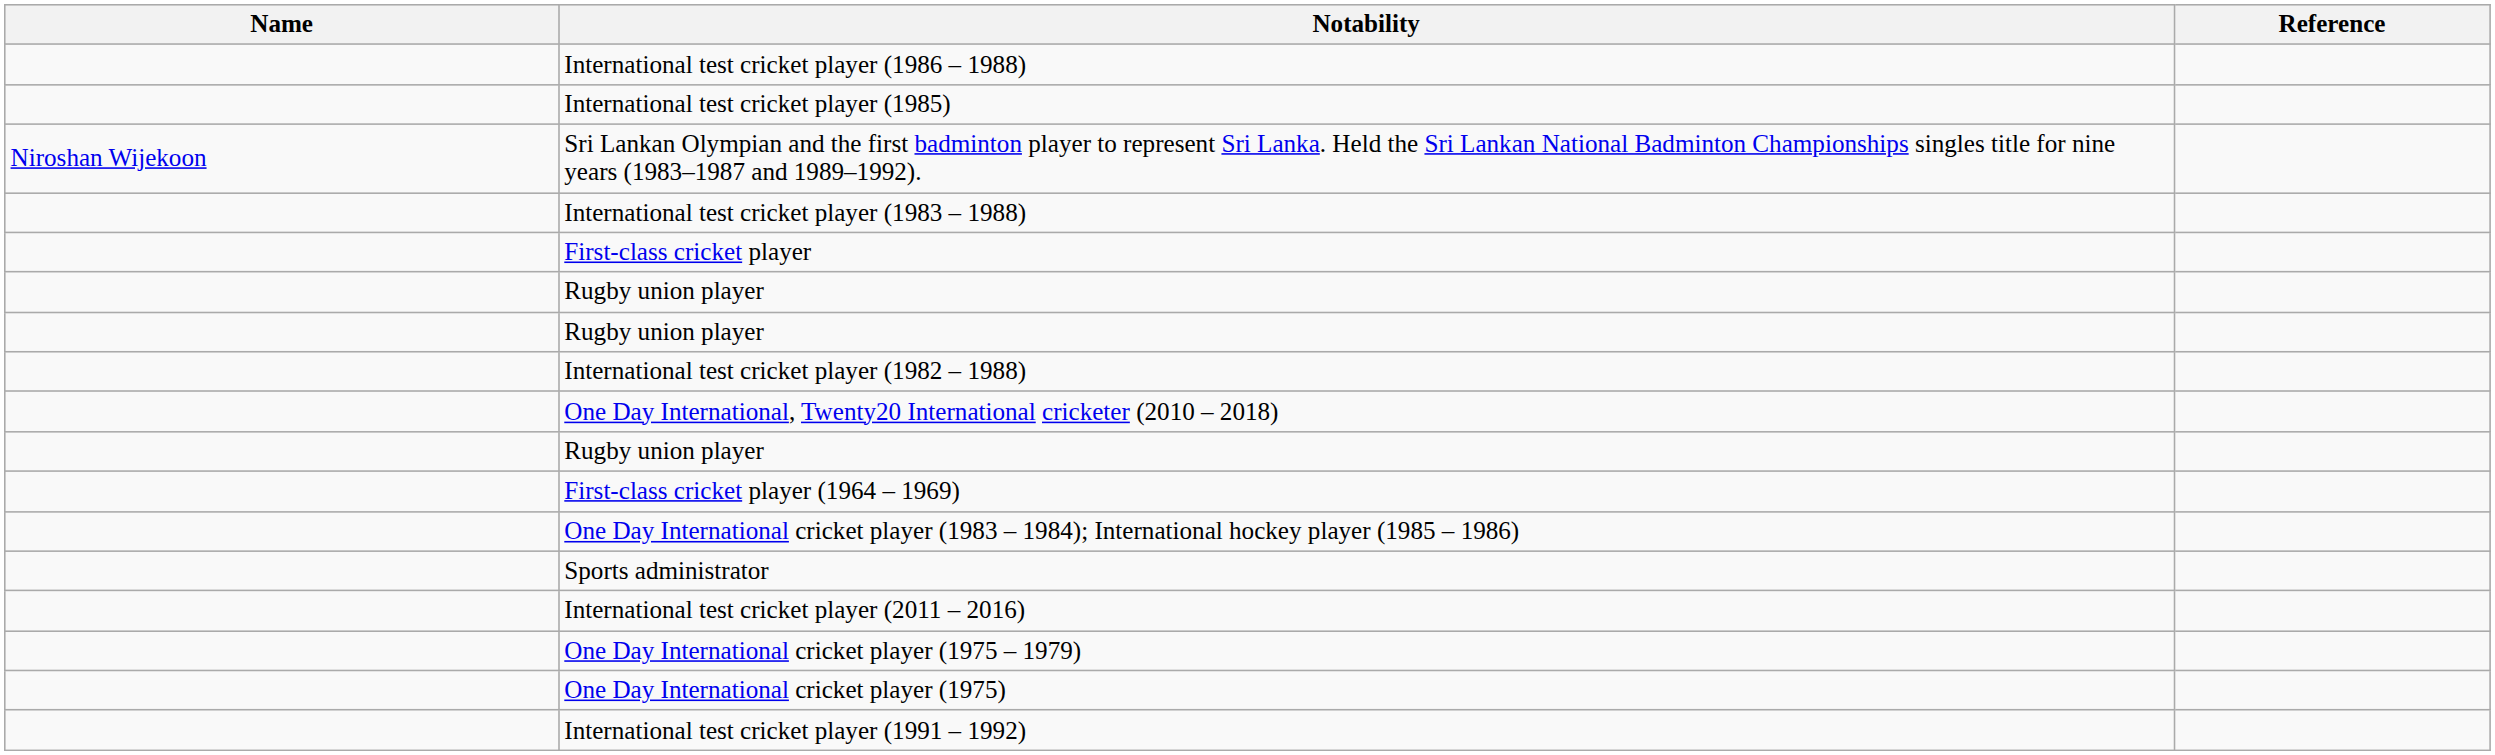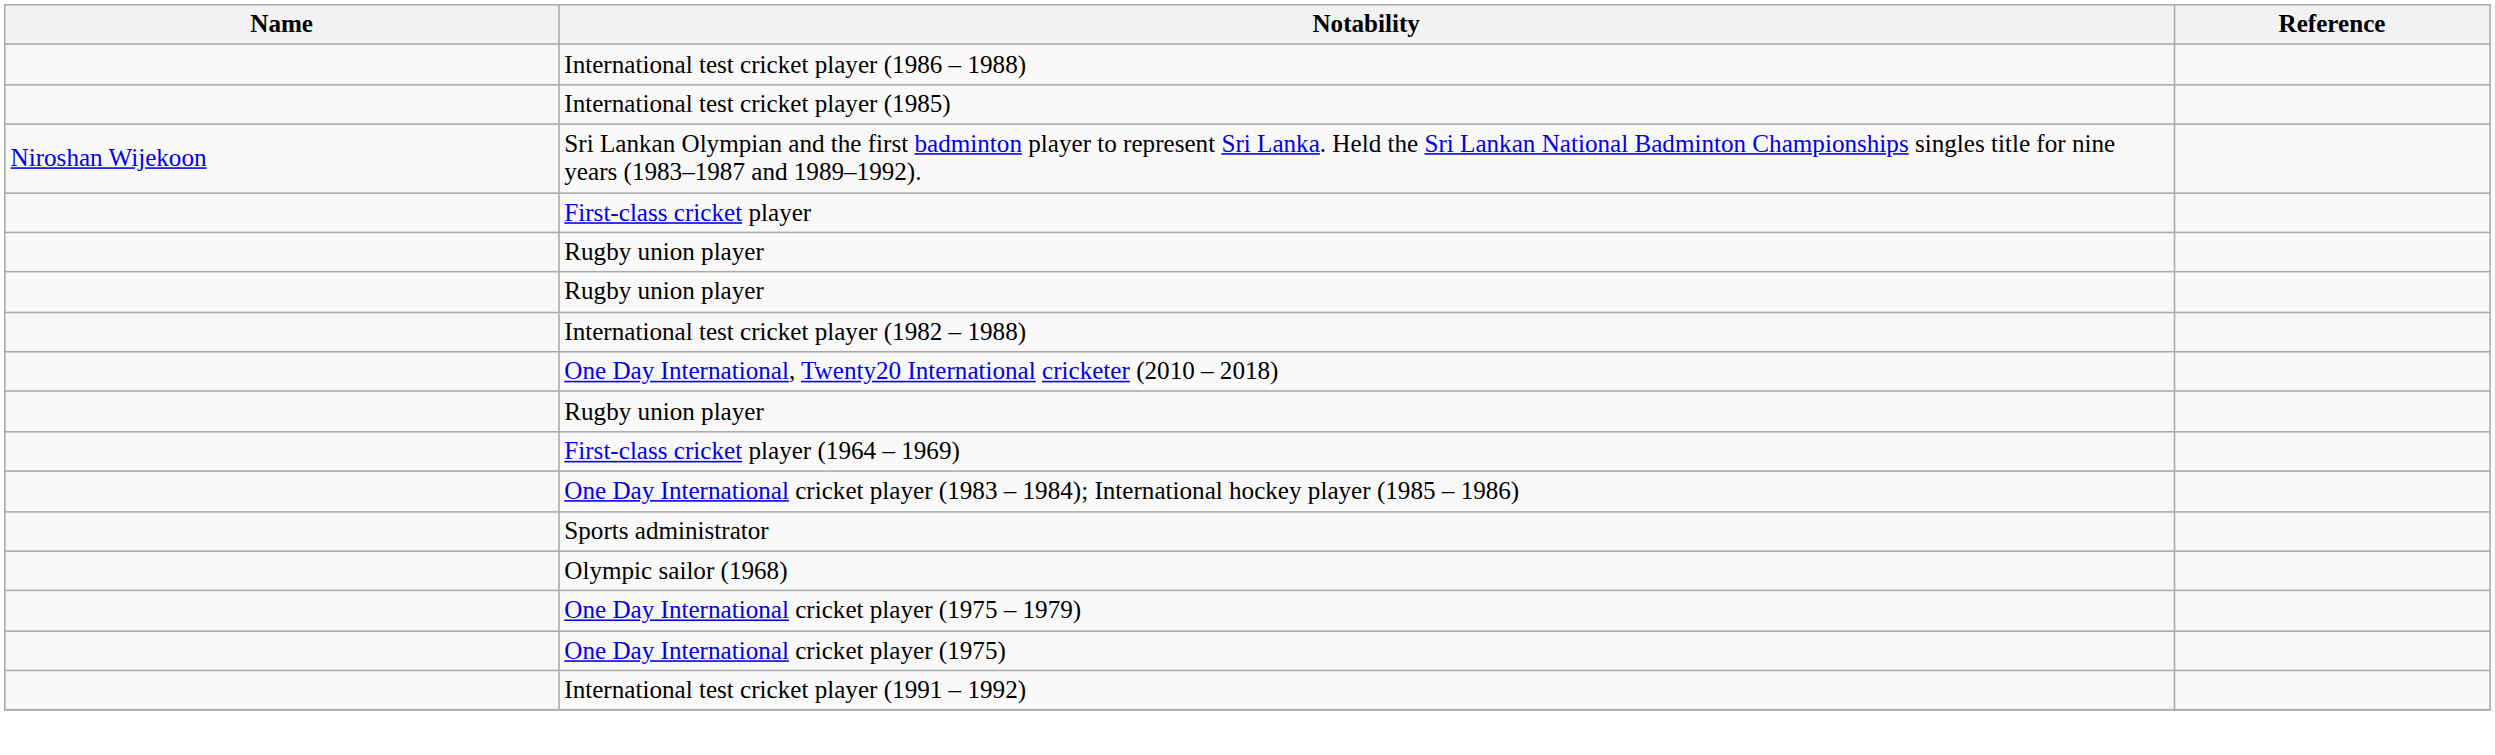- row: (282, 212)
- row: (282, 611)
+ row: (282, 571)
